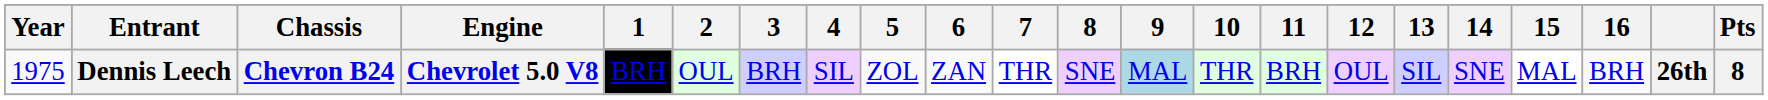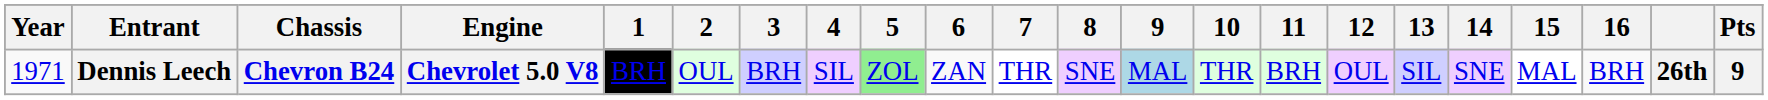(38, 71) 1975 -> (38, 71) 1971
(892, 71) no background -> (892, 71) lightgreen background
(1738, 71) 8 -> (1738, 71) 9
